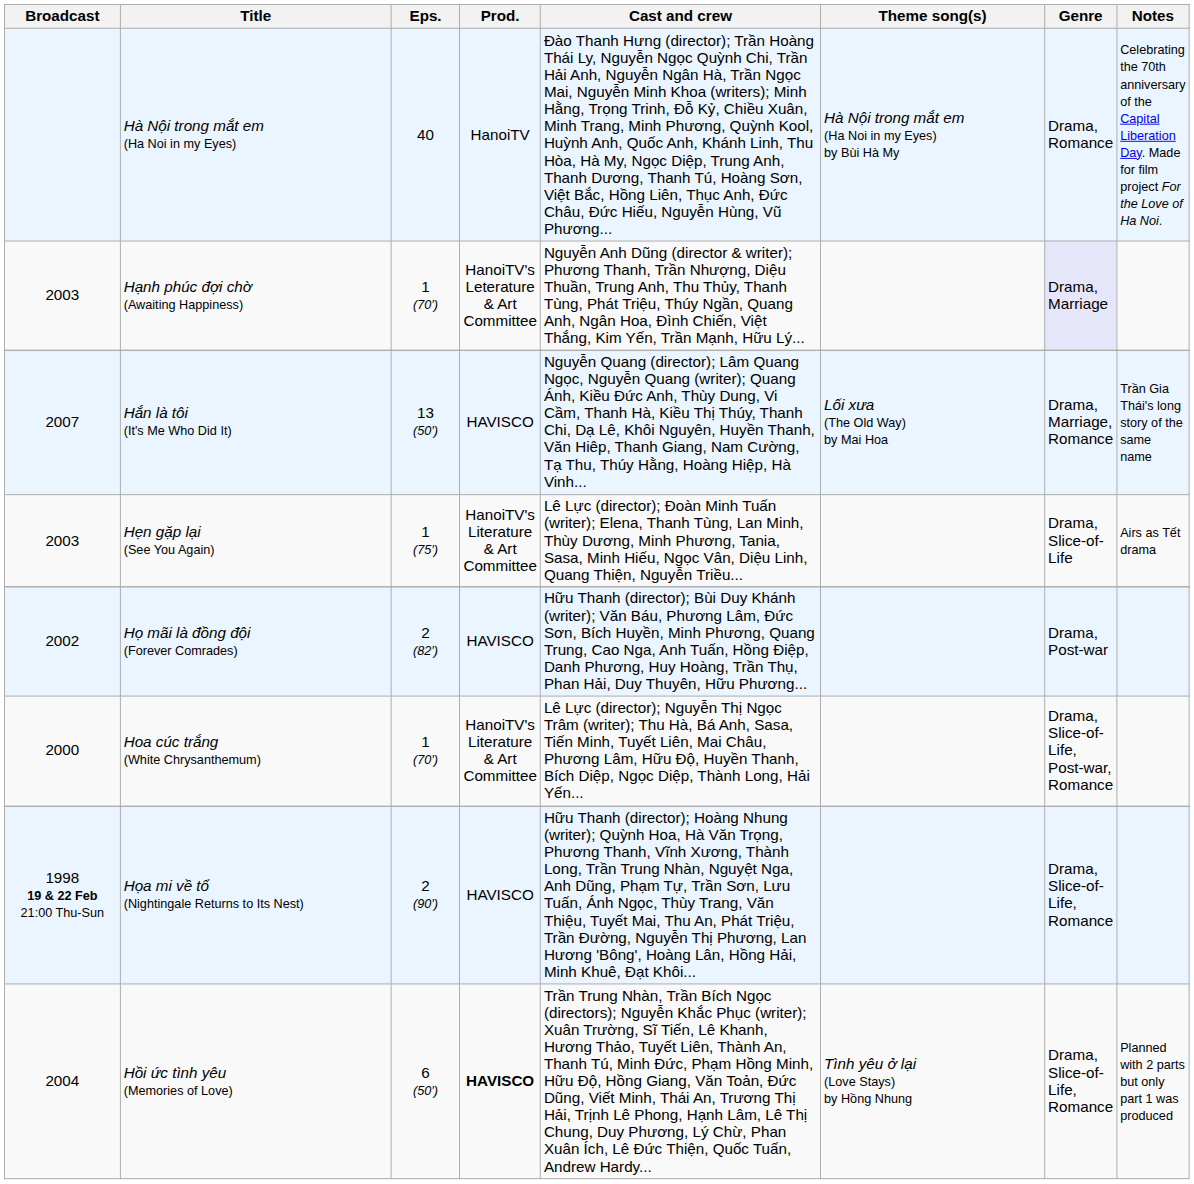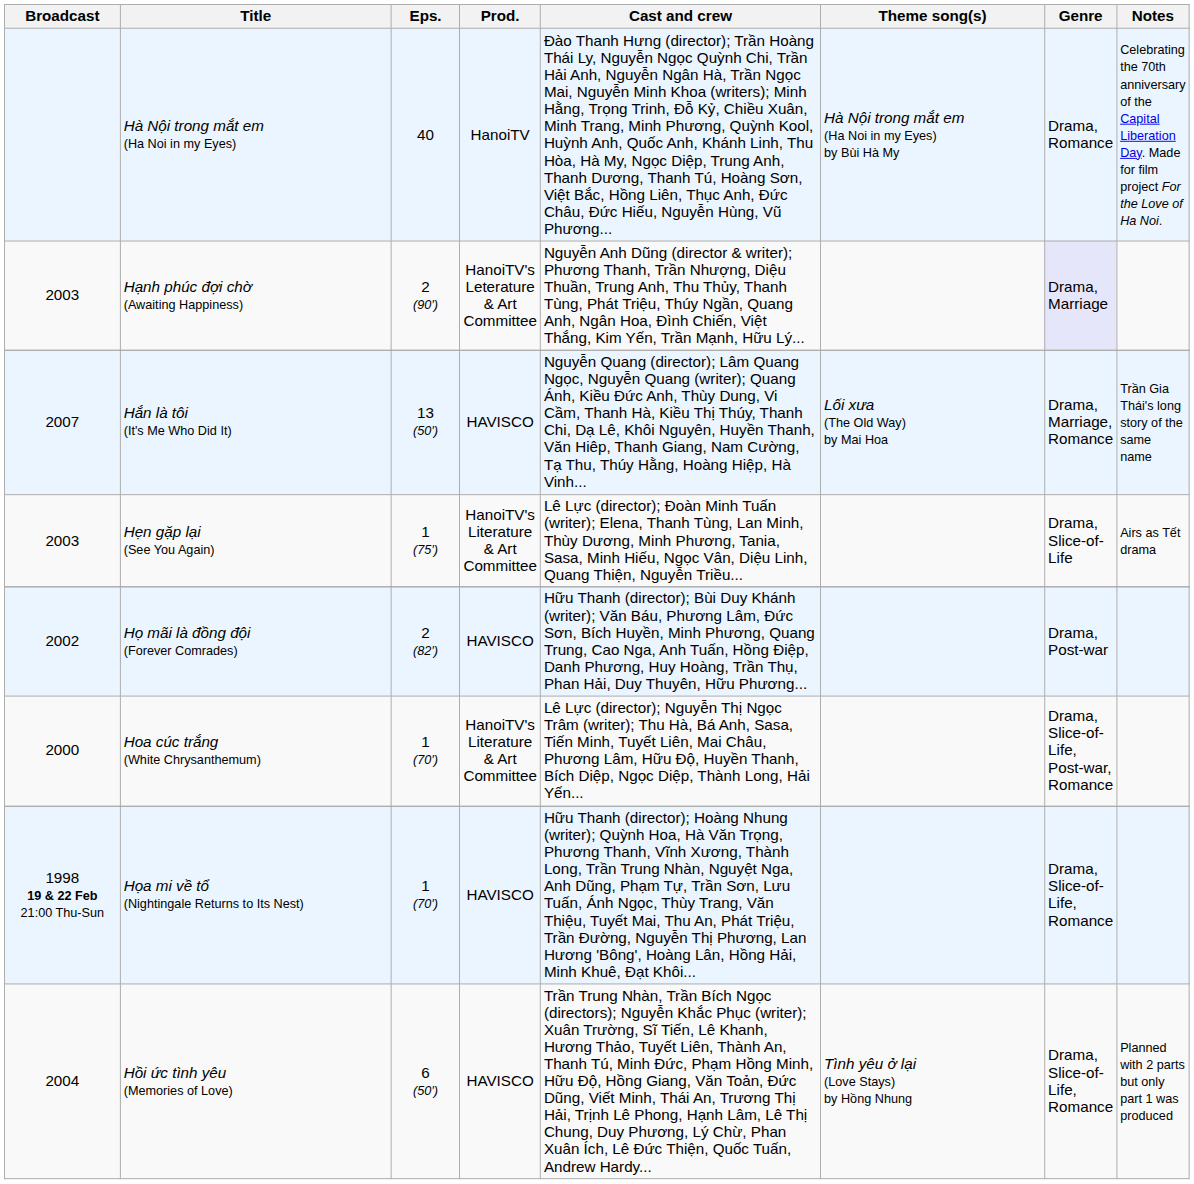(426, 295) 1 (70′) -> (426, 295) 2 (90′)
(426, 894) 2 (90′) -> (426, 894) 1 (70′)
(500, 1081) bold -> (500, 1081) normal
